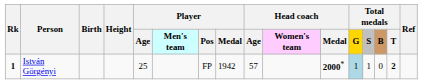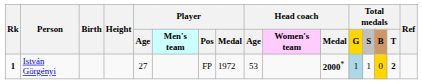(143, 66) 25 -> (143, 66) 27
(227, 66) 1942 -> (227, 66) 1972
(253, 66) 57 -> (253, 66) 53
(381, 66) no background -> (381, 66) gold background
